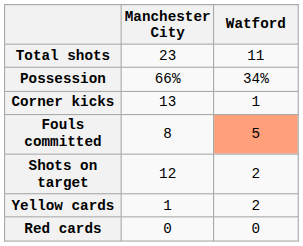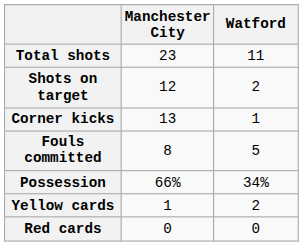rows swapped: (63, 174) <-> (63, 79)
(256, 134) lightsalmon background -> (256, 151) no background
